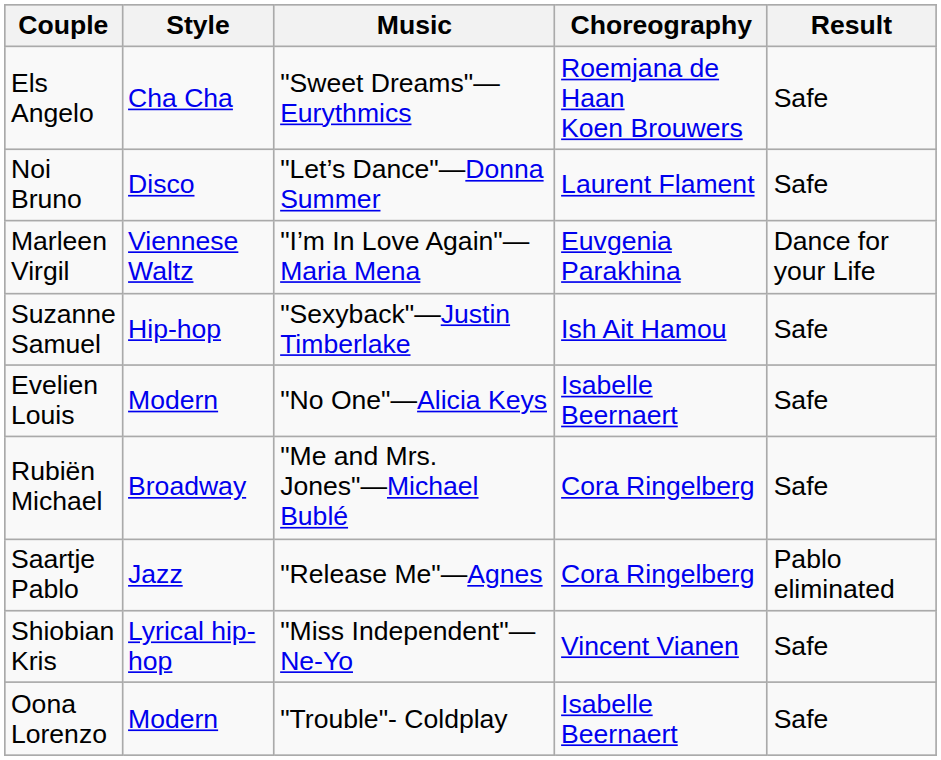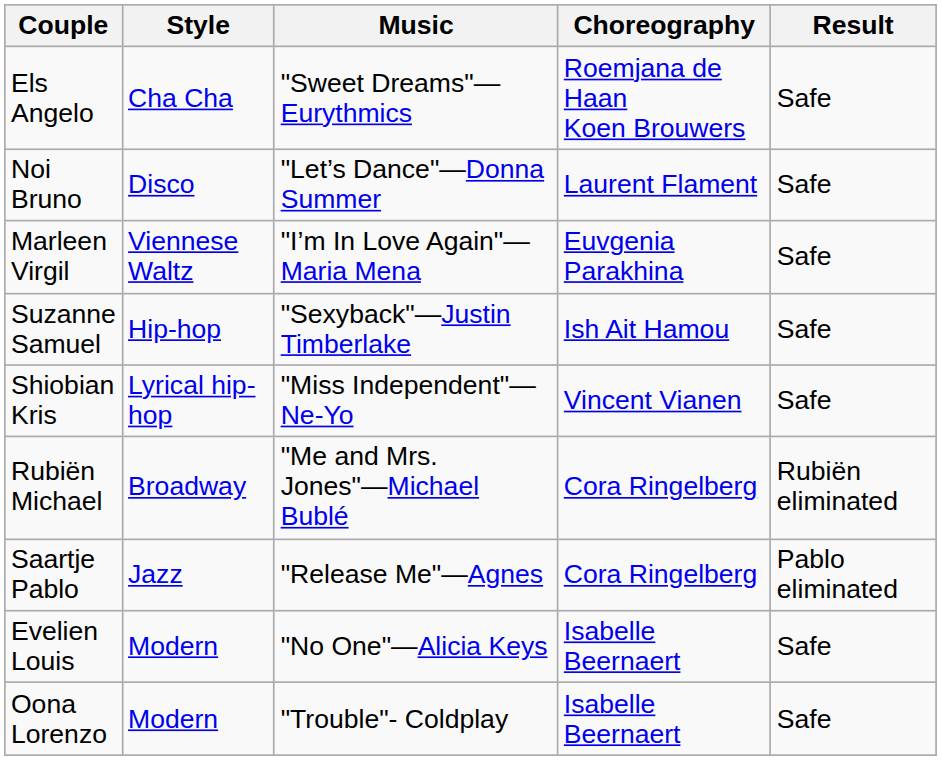(831, 256) Dance for your Life -> (804, 256) Safe
rows swapped: (55, 400) <-> (63, 646)
(801, 487) Safe -> (837, 487) Rubiën eliminated
